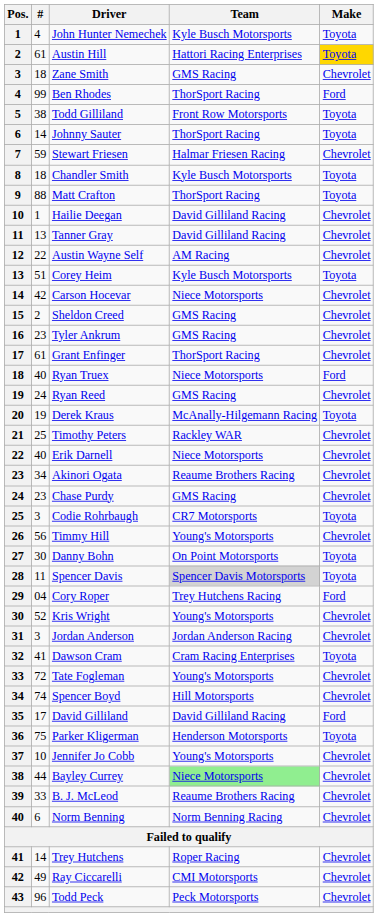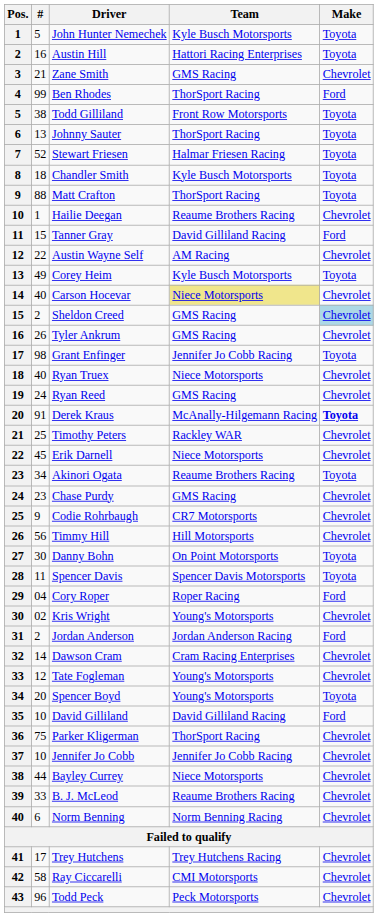(37, 34) 4 -> (37, 34) 5
(40, 54) 61 -> (40, 54) 16
(340, 54) gold background -> (340, 54) no background
(40, 74) 18 -> (40, 74) 21
(40, 135) 14 -> (40, 135) 13
(40, 155) 59 -> (40, 155) 52
(347, 155) Chevrolet -> (340, 155) Toyota
(229, 215) David Gilliland Racing -> (233, 215) Reaume Brothers Racing
(40, 235) 13 -> (40, 235) 15
(347, 235) Chevrolet -> (334, 235) Ford
(40, 275) 51 -> (40, 275) 49
(40, 295) 42 -> (40, 295) 40
(218, 295) no background -> (218, 295) khaki background
(347, 315) no background -> (347, 315) lightblue background
(40, 335) 23 -> (40, 335) 26
(40, 355) 61 -> (40, 355) 98
(216, 355) ThorSport Racing -> (232, 355) Jennifer Jo Cobb Racing
(347, 355) Chevrolet -> (340, 355) Toyota
(334, 375) Ford -> (347, 375) Chevrolet
(40, 415) 19 -> (40, 415) 91
(340, 415) normal -> (340, 415) bold
(40, 455) 40 -> (40, 455) 45
(347, 475) Chevrolet -> (340, 475) Toyota
(37, 515) 3 -> (37, 515) 9
(340, 515) Toyota -> (347, 515) Chevrolet
(223, 536) Young's Motorsports -> (213, 536) Hill Motorsports
(239, 576) lightgrey background -> (239, 576) no background
(227, 596) Trey Hutchens Racing -> (206, 596) Roper Racing
(40, 616) 52 -> (40, 616) 02
(37, 636) 3 -> (37, 636) 2
(347, 636) Chevrolet -> (334, 636) Ford
(40, 656) 41 -> (40, 656) 14
(340, 656) Toyota -> (347, 656) Chevrolet
(40, 676) 72 -> (40, 676) 12
(40, 696) 74 -> (40, 696) 20
(213, 696) Hill Motorsports -> (223, 696) Young's Motorsports
(347, 696) Chevrolet -> (340, 696) Toyota
(40, 716) 17 -> (40, 716) 10
(230, 736) Henderson Motorsports -> (216, 736) ThorSport Racing
(340, 736) Toyota -> (347, 736) Chevrolet
(223, 756) Young's Motorsports -> (232, 756) Jennifer Jo Cobb Racing
(218, 776) lightgreen background -> (218, 776) no background
(40, 856) 14 -> (40, 856) 17
(206, 856) Roper Racing -> (227, 856) Trey Hutchens Racing
(40, 876) 49 -> (40, 876) 58
